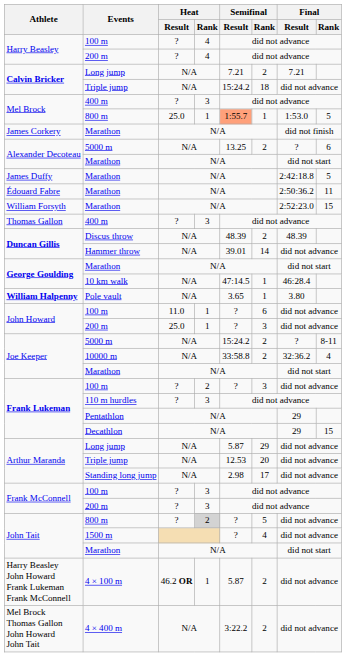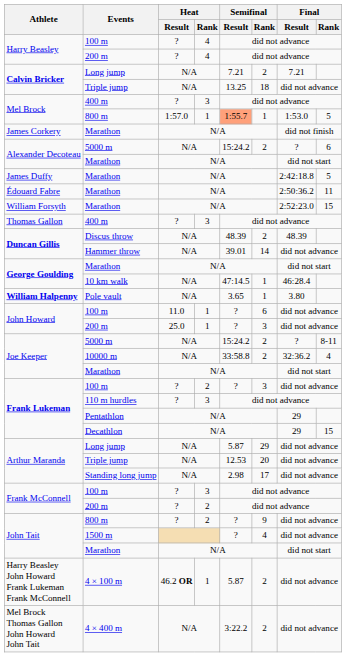(236, 87) 15:24.2 -> (236, 87) 13.25
(177, 117) 25.0 -> (177, 117) 1:57.0
(236, 147) 13.25 -> (236, 147) 15:24.2
(207, 506) 3 -> (207, 506) 2
(207, 521) lightgrey background -> (207, 521) no background
(264, 521) 5 -> (264, 521) 9
